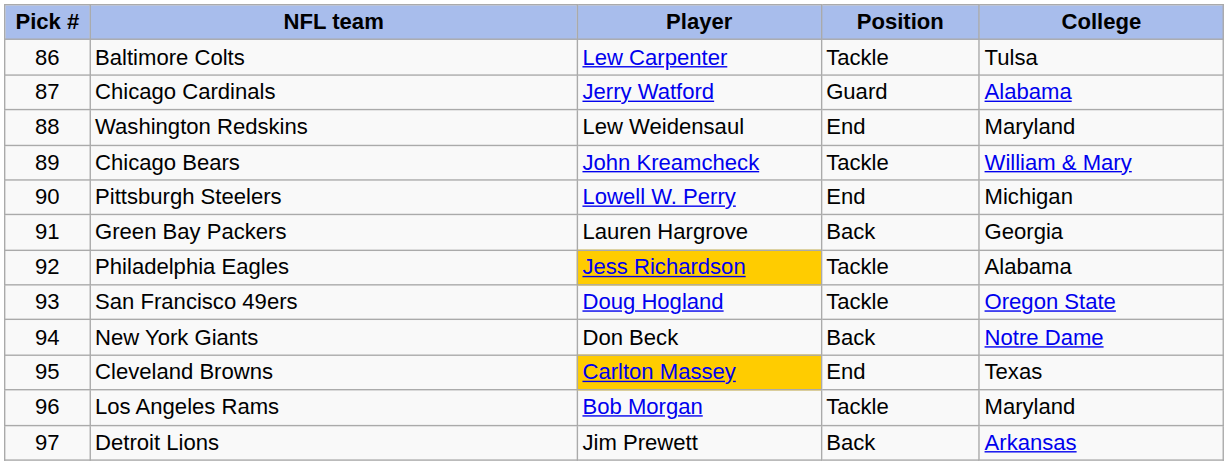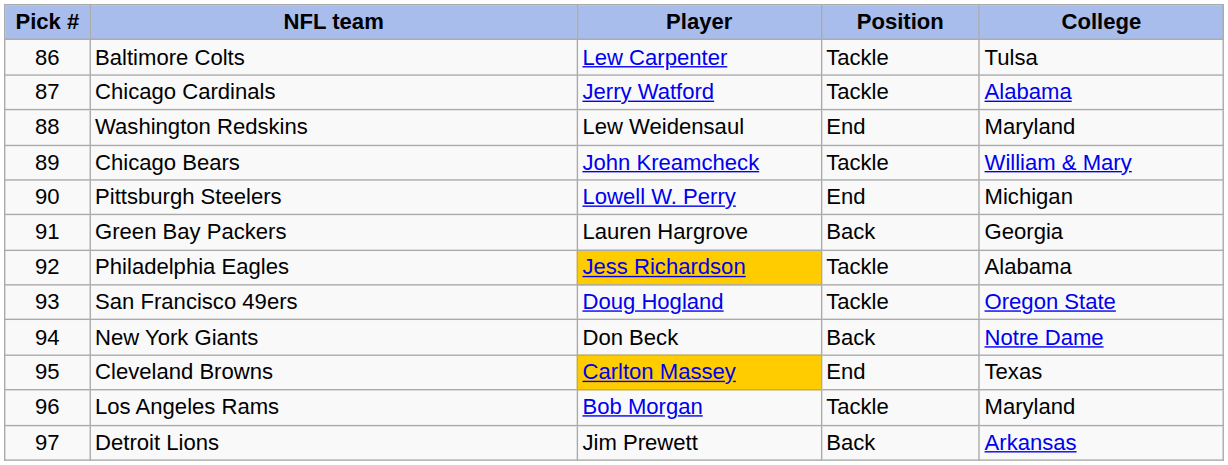(857, 92) Guard -> (857, 92) Tackle
